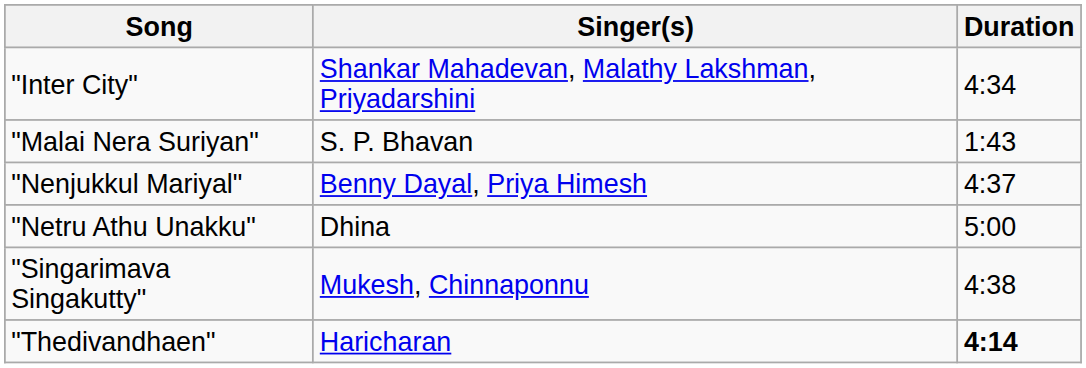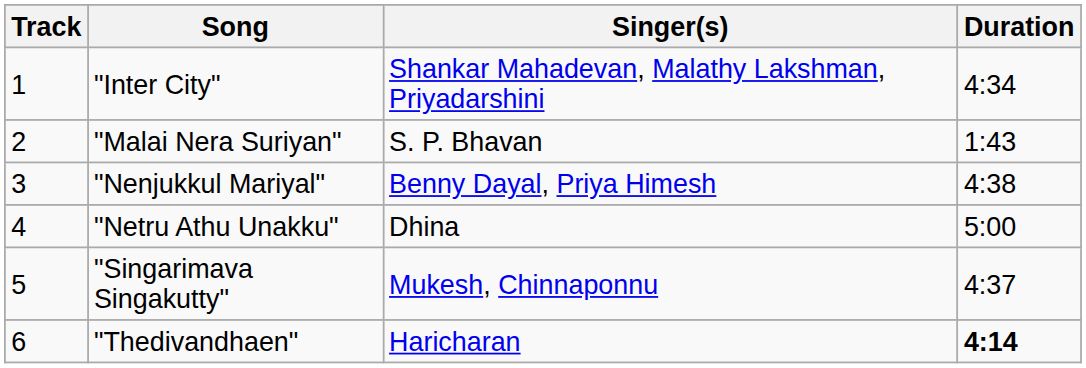+ column: (46, 26)
(990, 184) 4:37 -> (990, 184) 4:38
(990, 284) 4:38 -> (990, 284) 4:37
